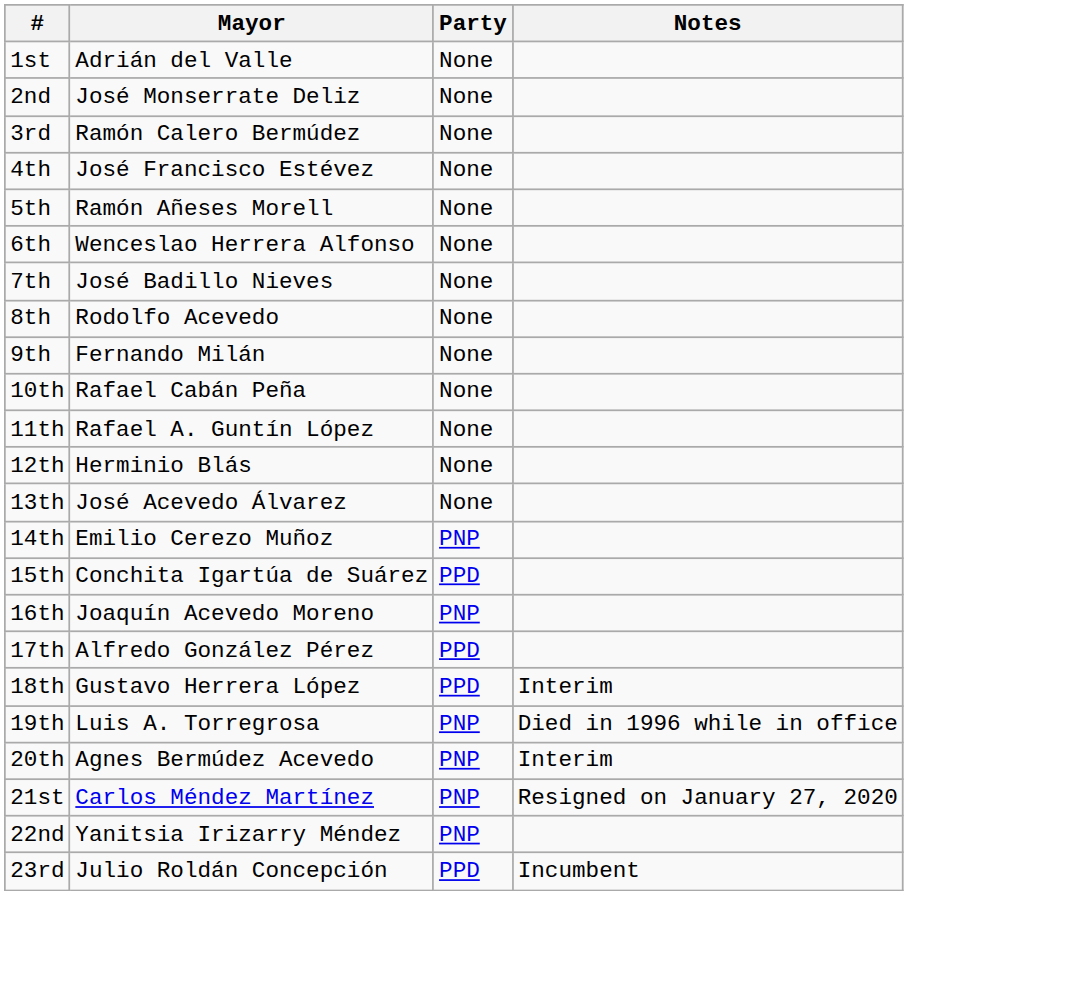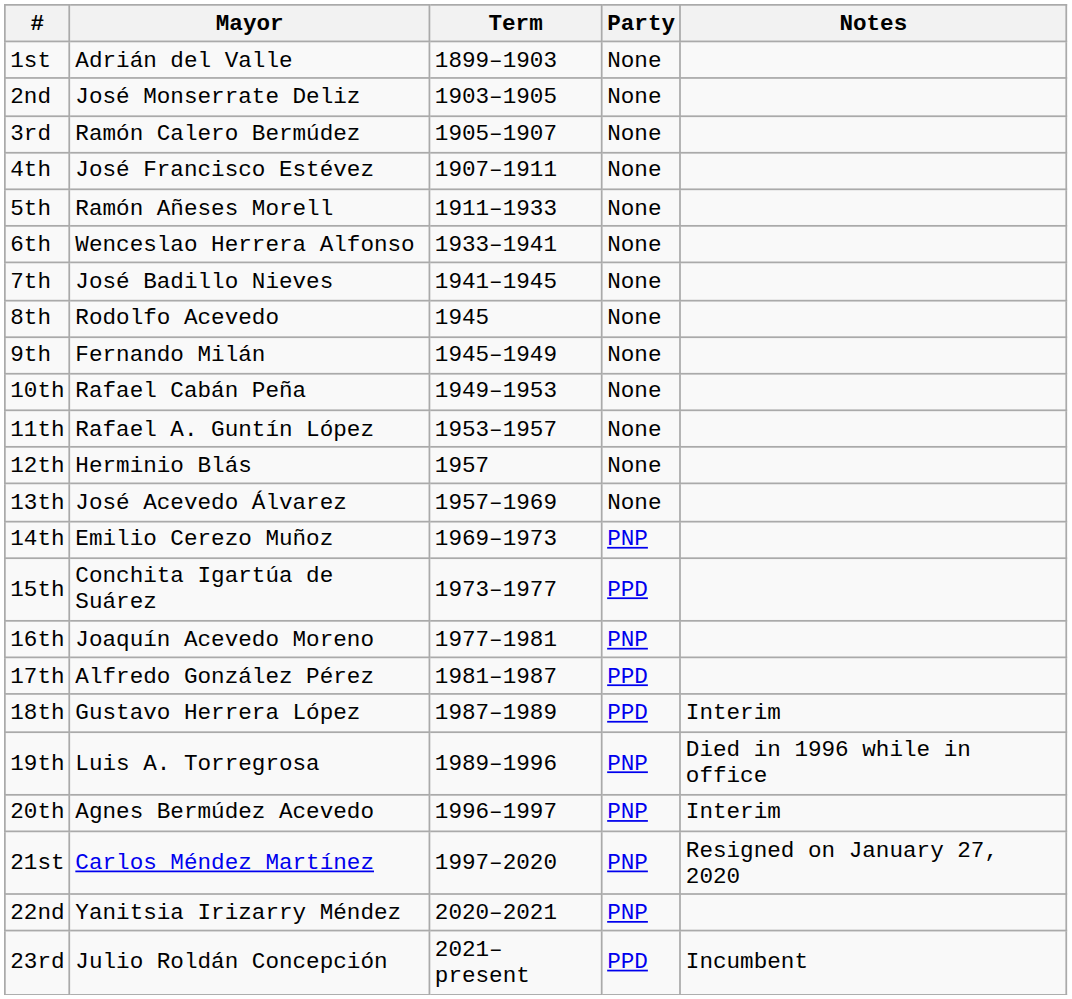+ column: (516, 23)
